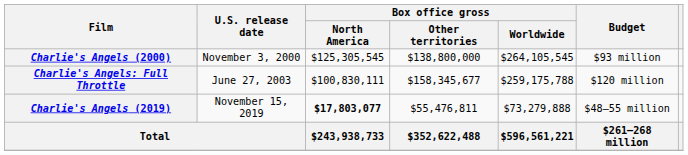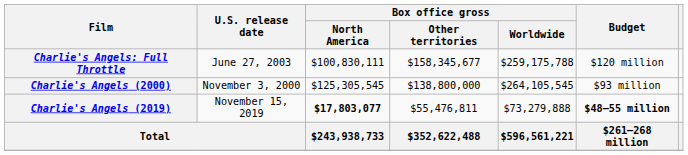rows swapped: (101, 57) <-> (101, 80)
(627, 108) normal -> (627, 108) bold
